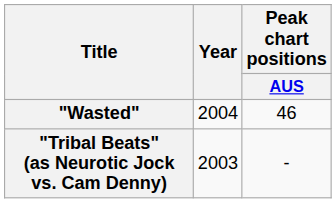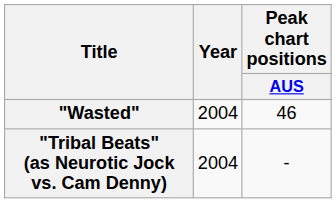(218, 162) 2003 -> (218, 162) 2004
